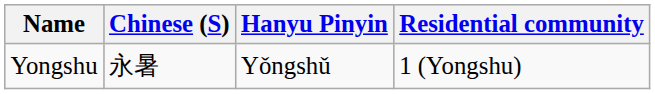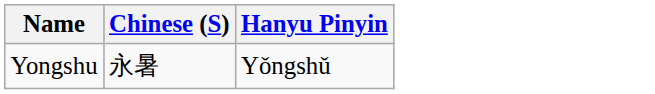- column: (522, 24)
